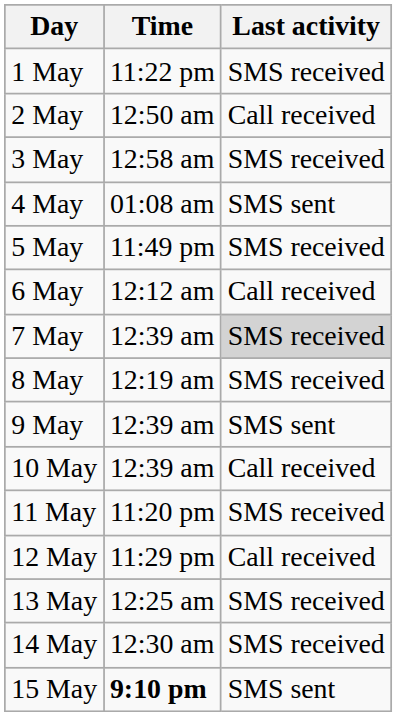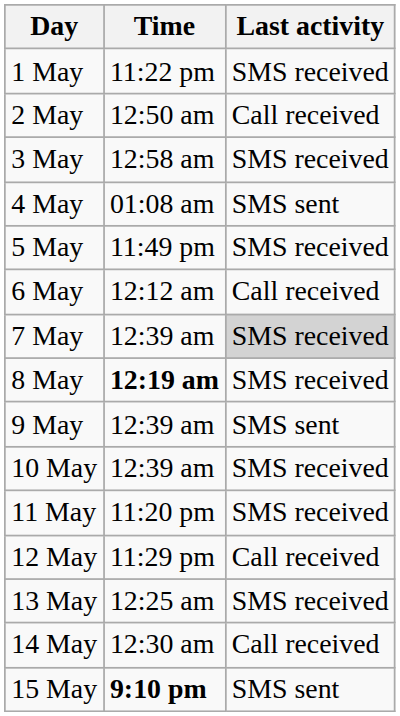(162, 379) normal -> (164, 379) bold
(302, 468) Call received -> (310, 468) SMS received
(306, 644) SMS received -> (306, 644) Call received
